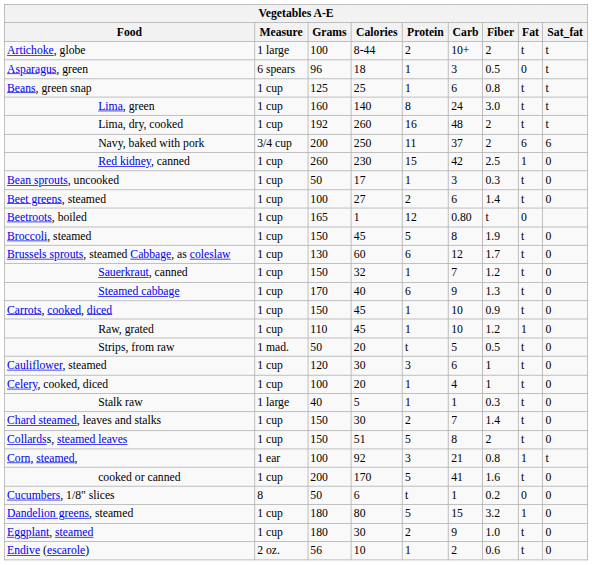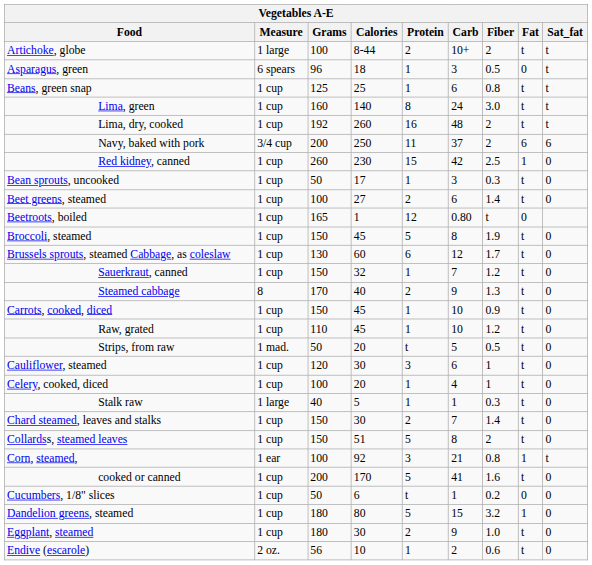(270, 291) 1 cup -> (260, 291) 8
(408, 291) 6 -> (408, 291) 2
(524, 328) 1 -> (523, 328) t
(260, 495) 8 -> (270, 495) 1 cup
